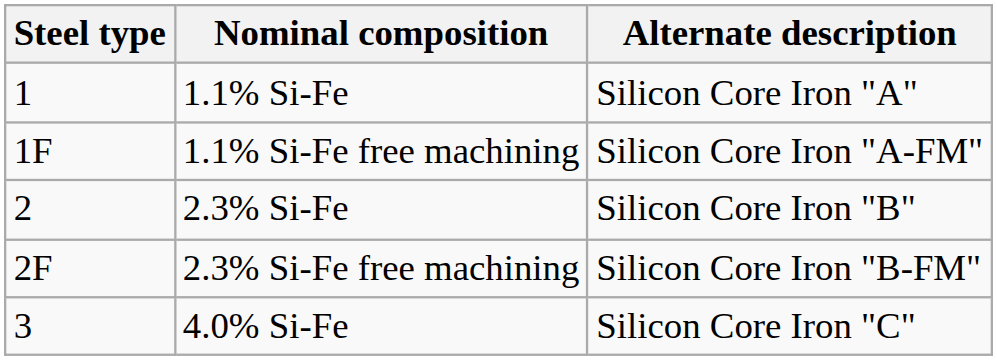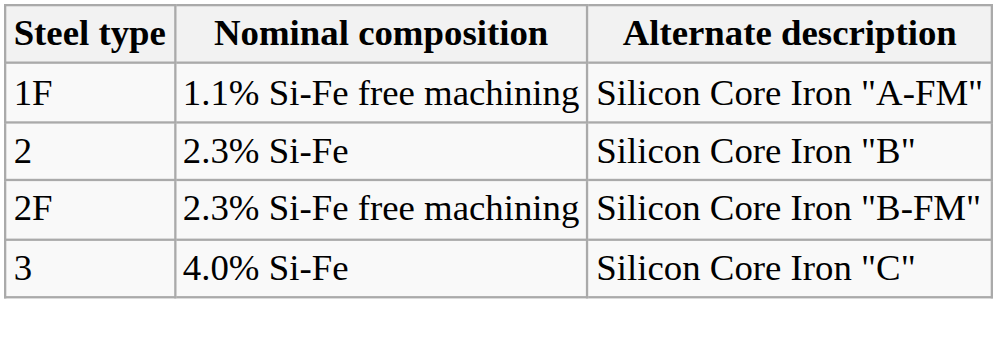- row: (266, 92)
